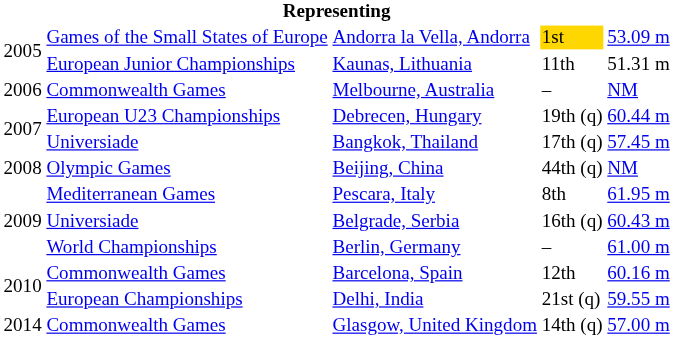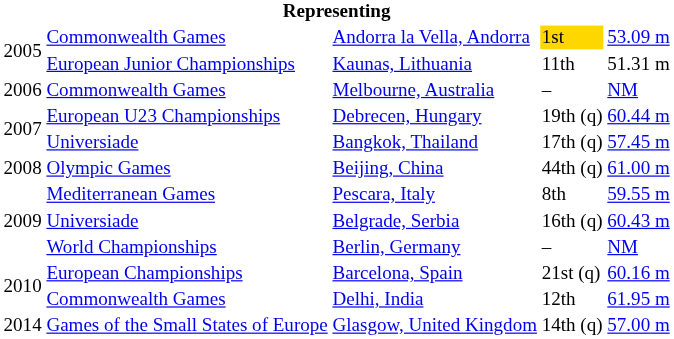(187, 37) Games of the Small States of Europe -> (136, 37) Commonwealth Games
(623, 168) NM -> (639, 168) 61.00 m
(639, 194) 61.95 m -> (639, 194) 59.55 m
(639, 246) 61.00 m -> (623, 246) NM
(136, 272) Commonwealth Games -> (145, 272) European Championships
(559, 272) 12th -> (571, 272) 21st (q)
(145, 299) European Championships -> (136, 299) Commonwealth Games
(571, 299) 21st (q) -> (559, 299) 12th
(639, 299) 59.55 m -> (639, 299) 61.95 m
(136, 325) Commonwealth Games -> (187, 325) Games of the Small States of Europe
